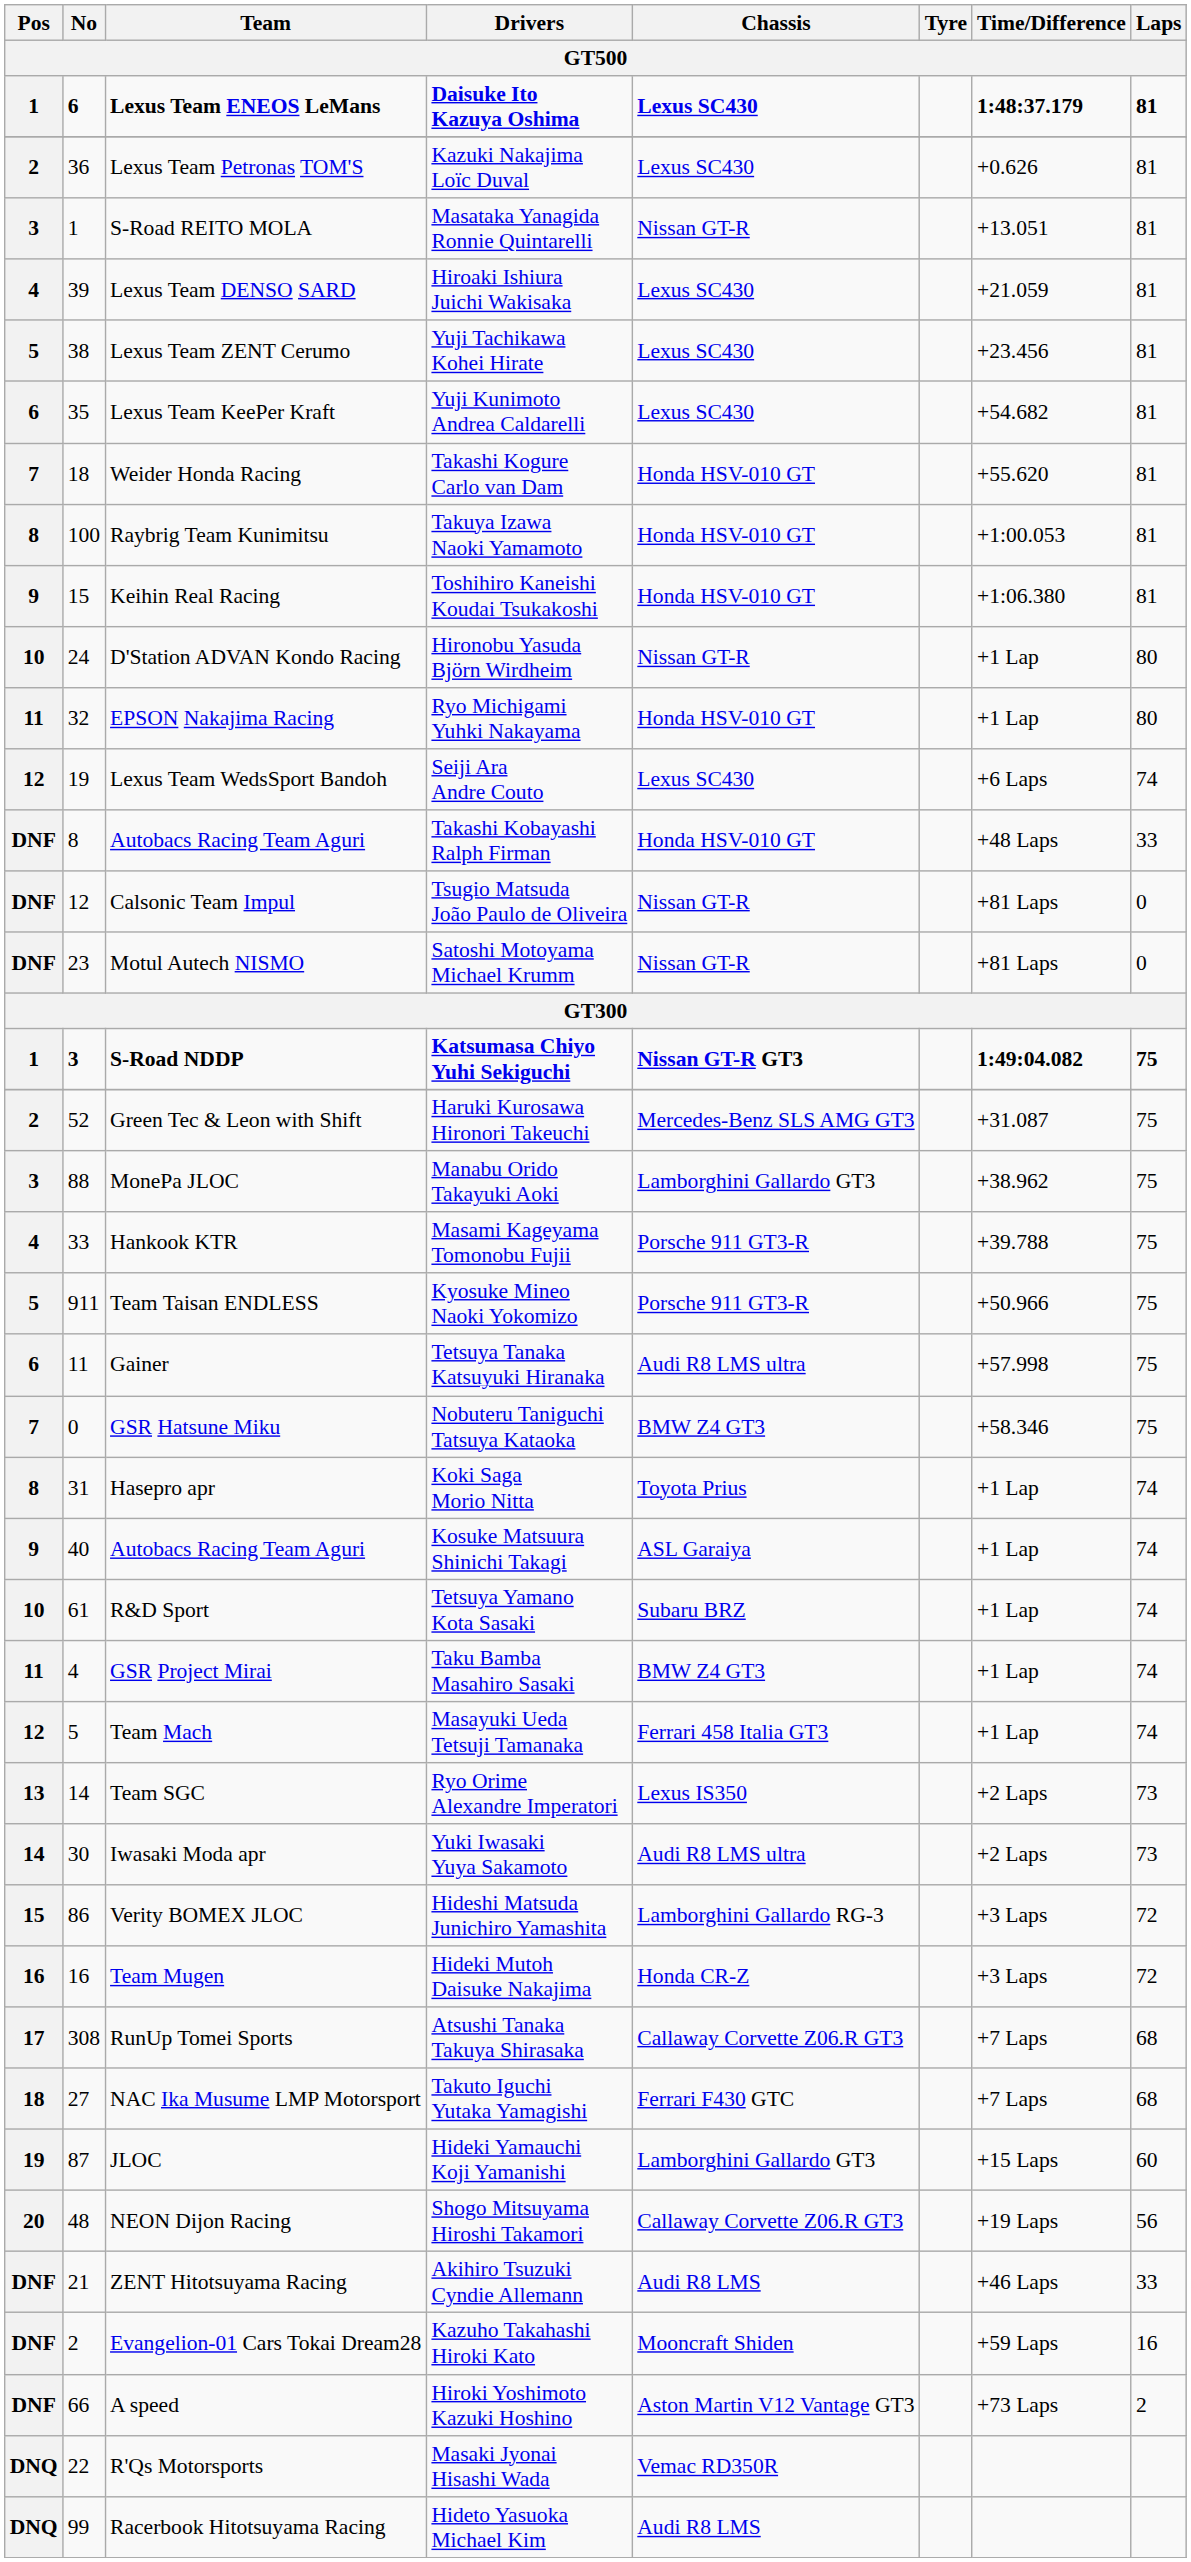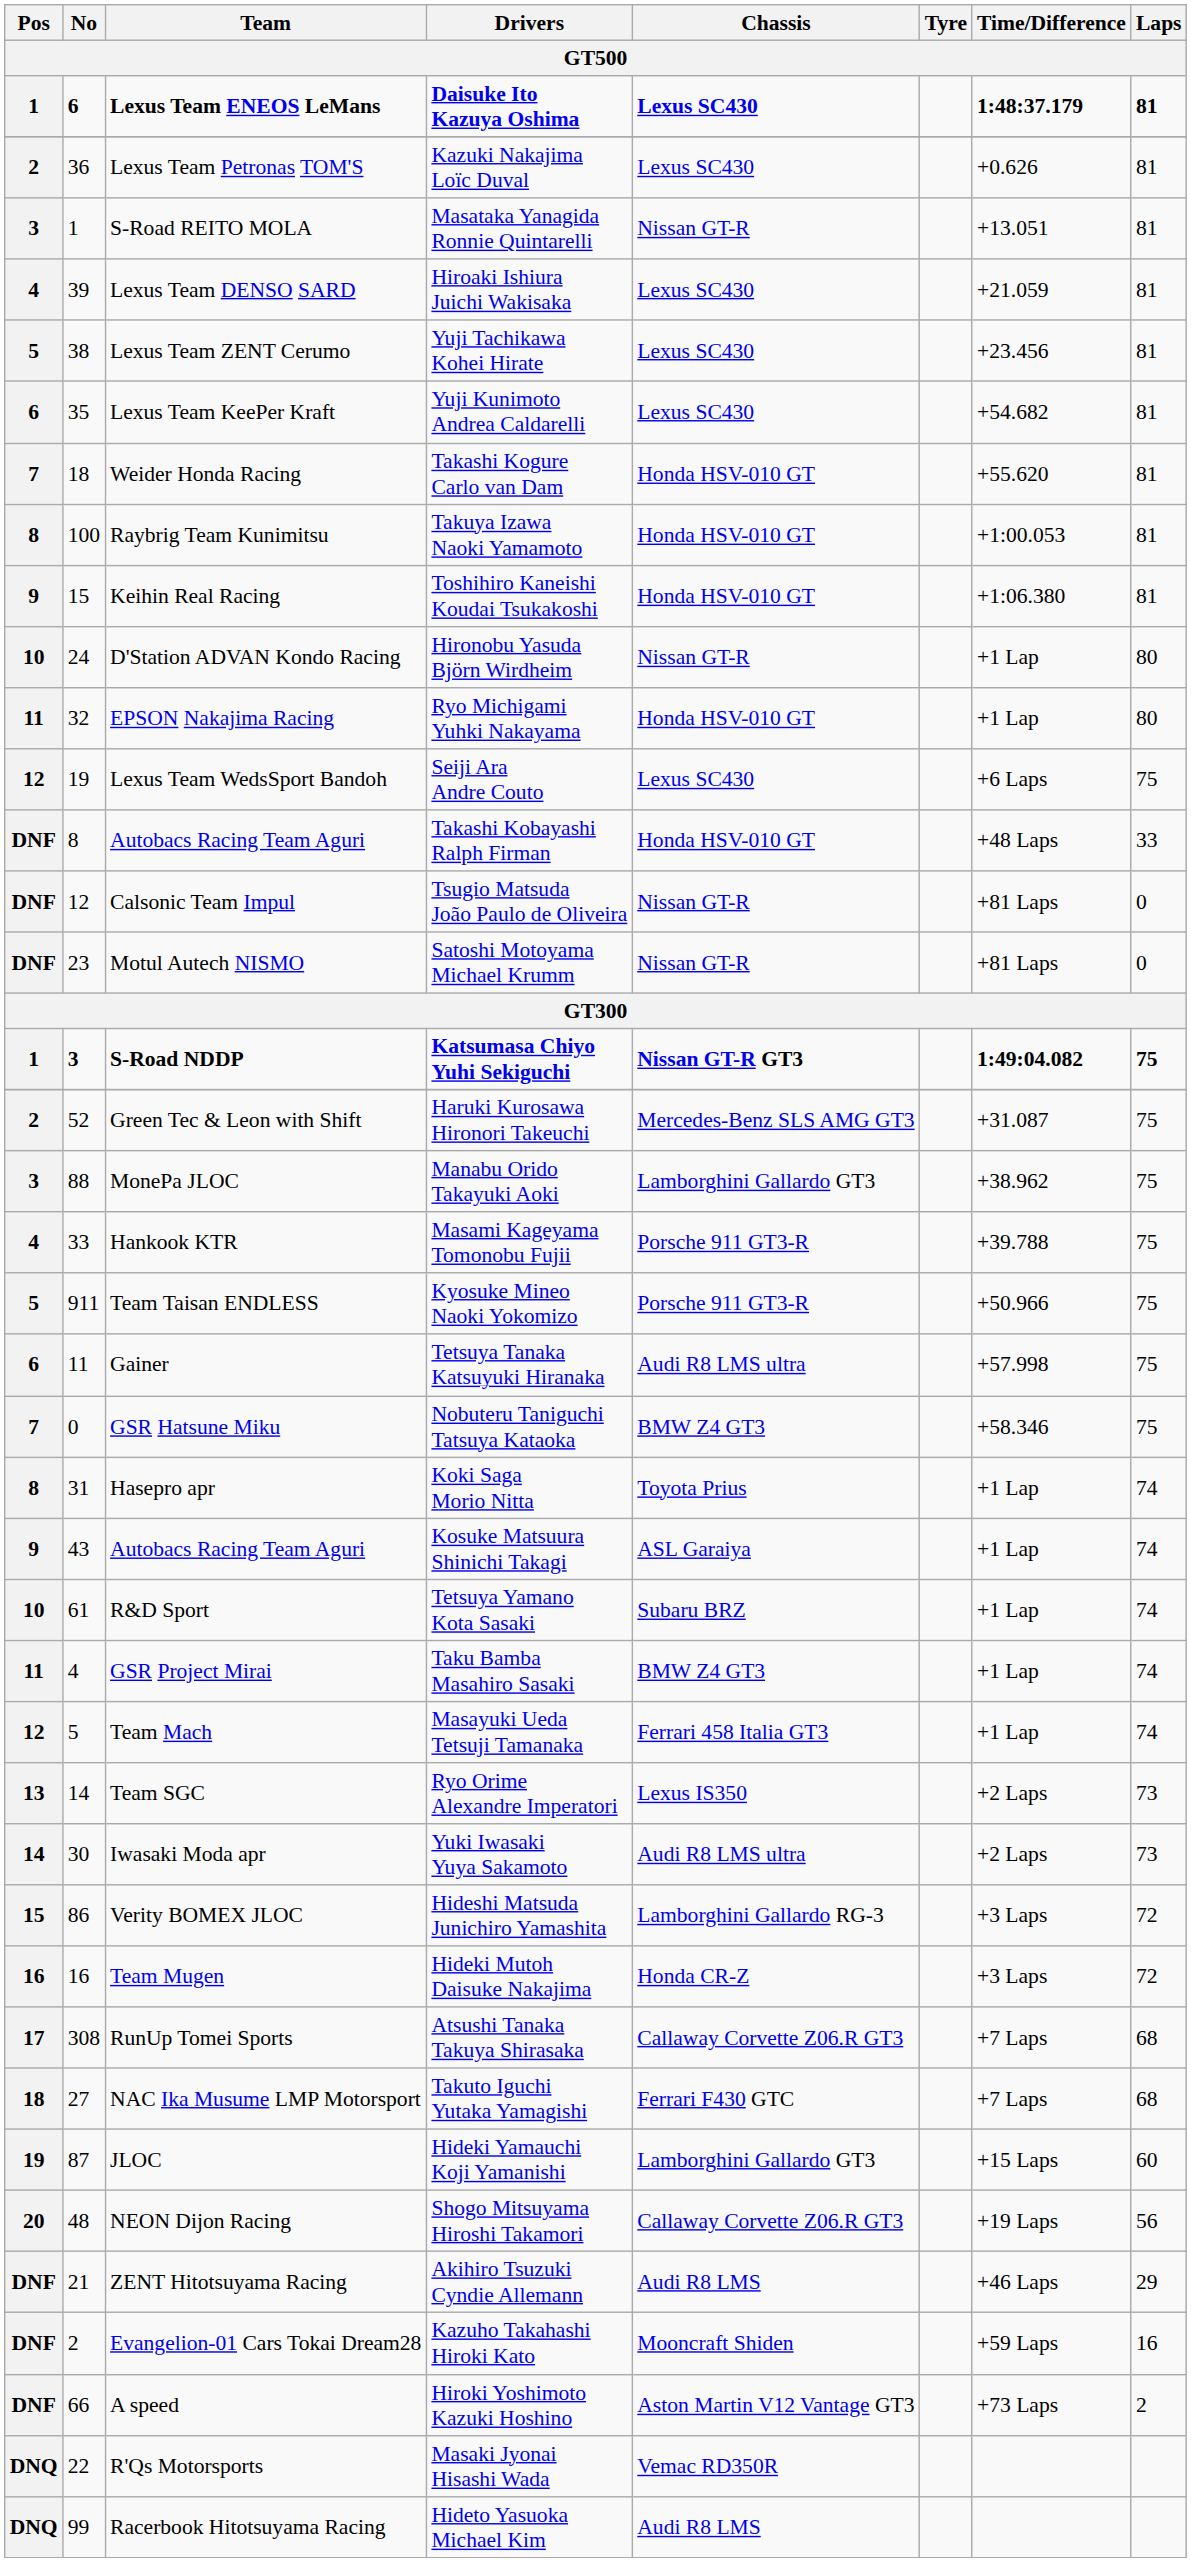(1147, 779) 74 -> (1147, 779) 75
(78, 1548) 40 -> (78, 1548) 43
(1147, 2282) 33 -> (1147, 2282) 29
